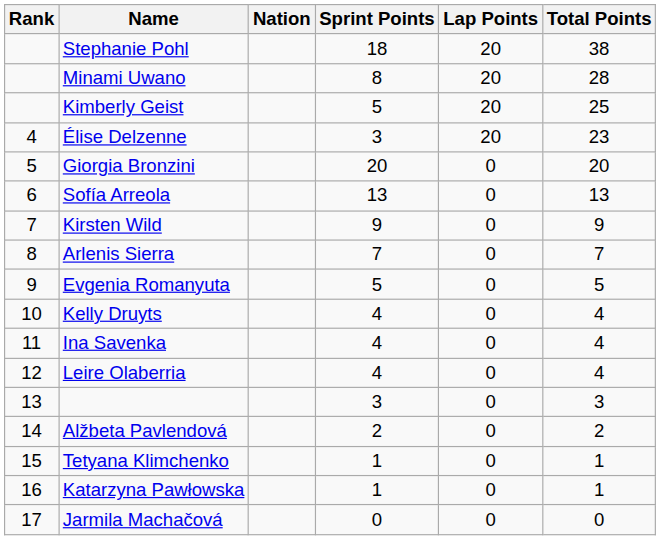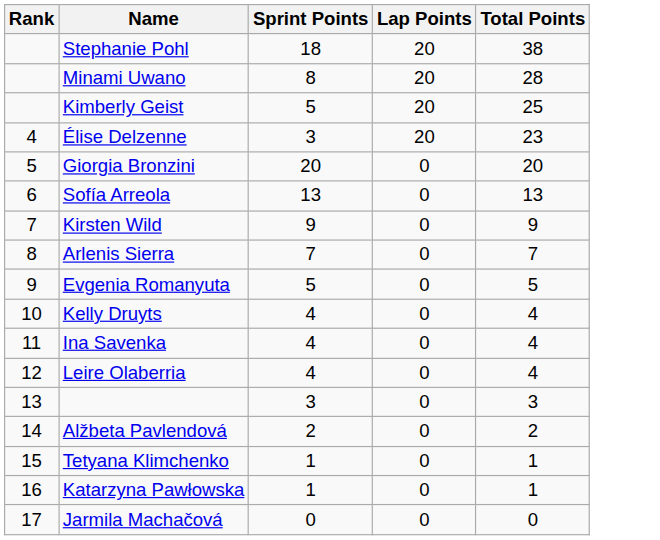- column: (282, 19)
